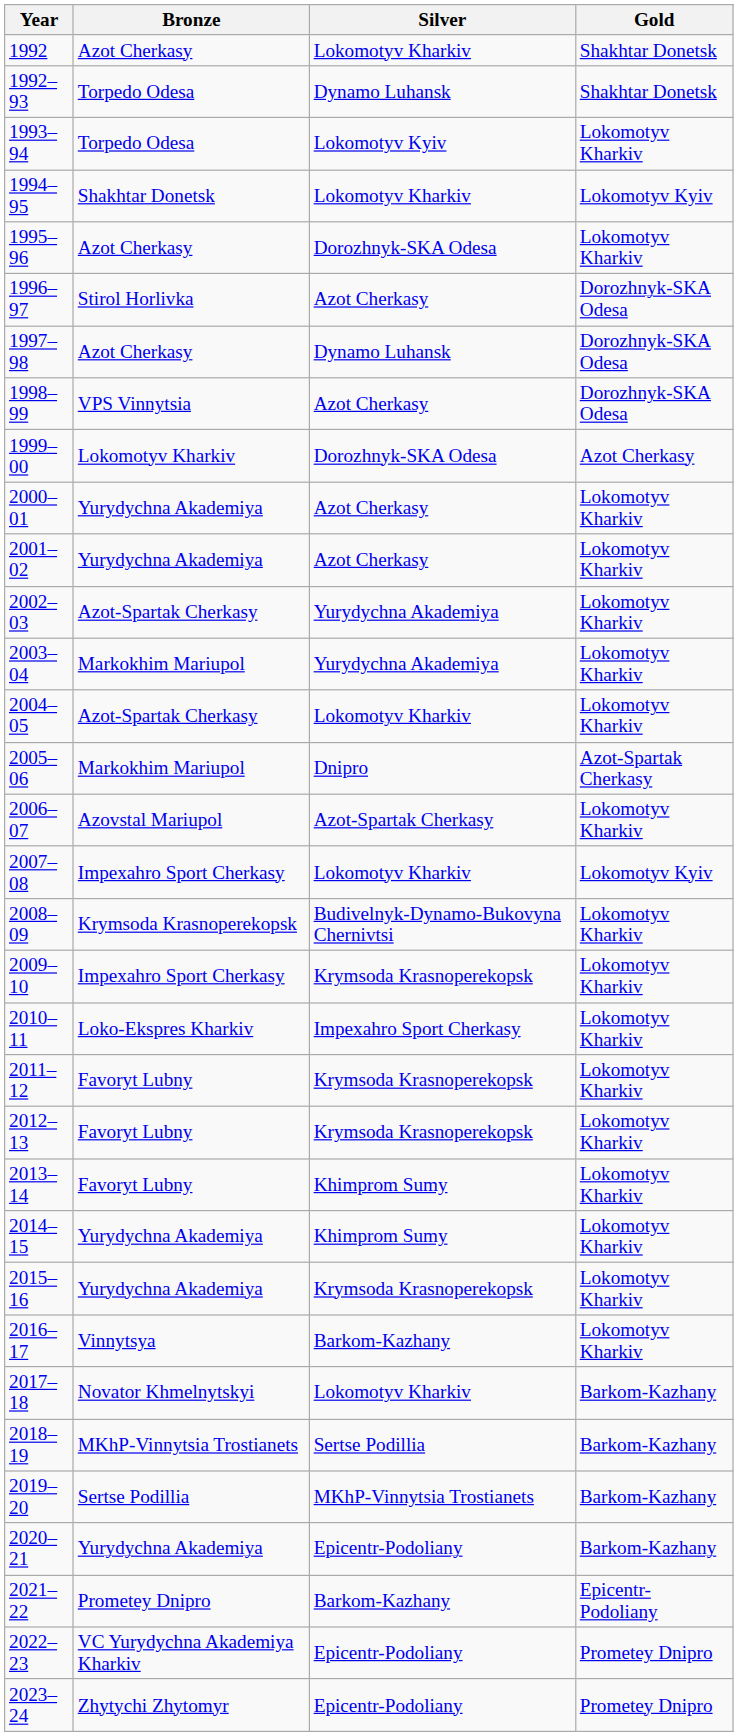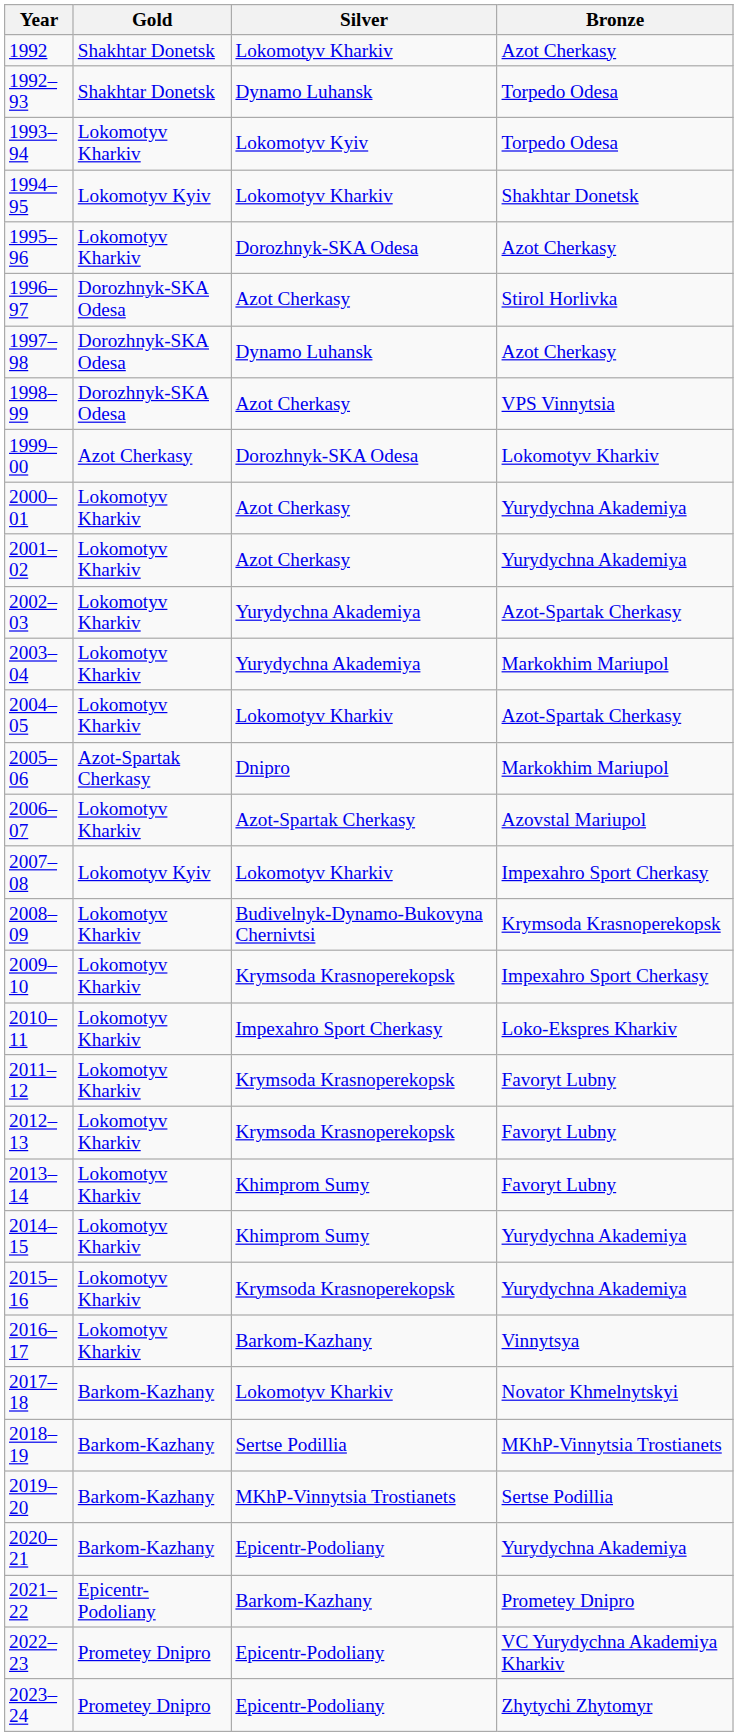columns swapped: (654, 19) <-> (191, 19)
